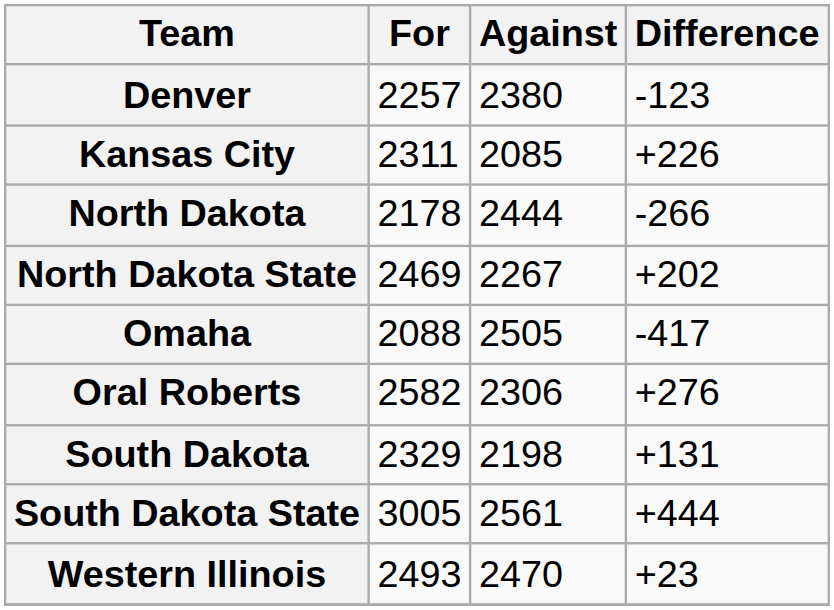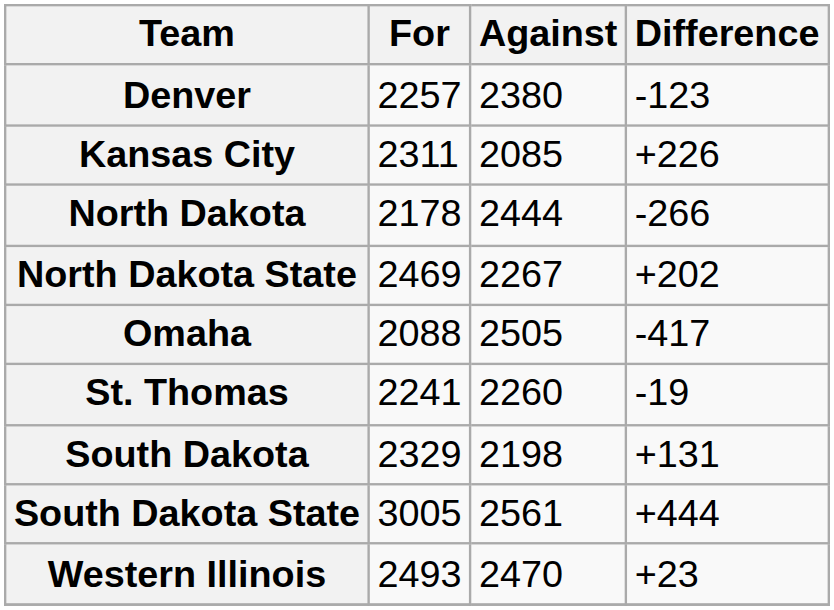- row: (187, 393)
+ row: (187, 393)
